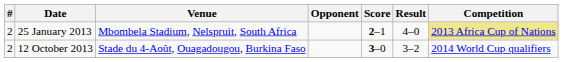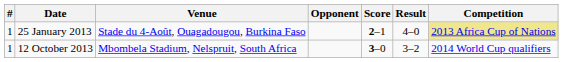(10, 31) 2 -> (10, 31) 1
(197, 31) Mbombela Stadium, Nelspruit, South Africa -> (202, 31) Stade du 4-Août, Ouagadougou, Burkina Faso
(10, 48) 2 -> (10, 48) 1
(202, 48) Stade du 4-Août, Ouagadougou, Burkina Faso -> (197, 48) Mbombela Stadium, Nelspruit, South Africa
